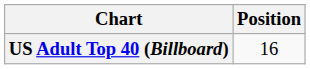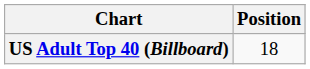(269, 48) 16 -> (269, 48) 18
